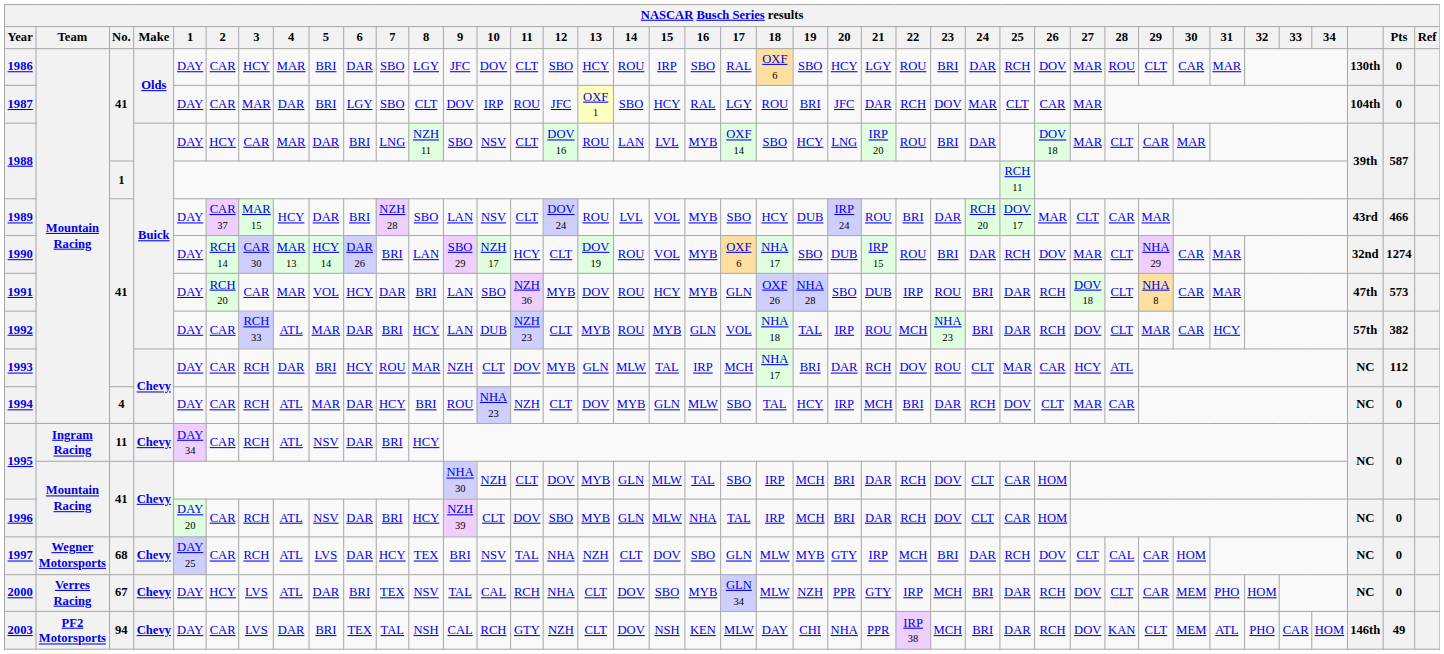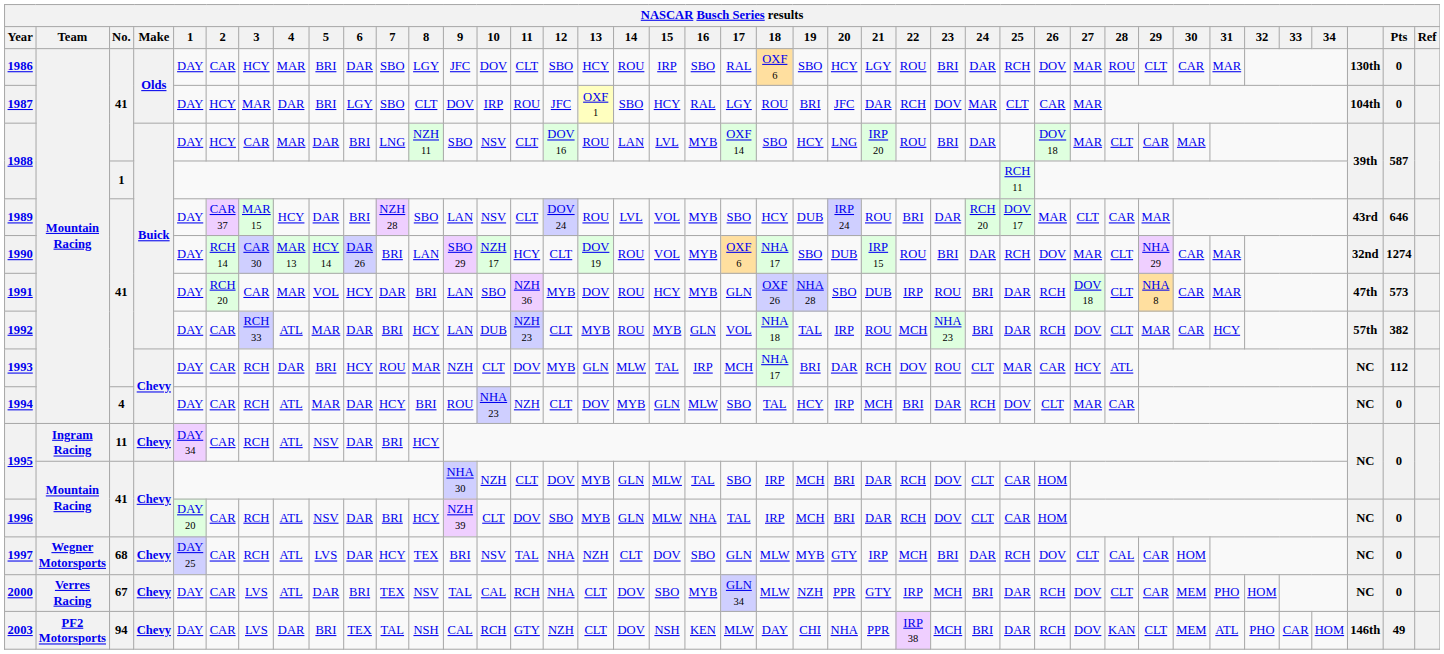(223, 104) CAR -> (223, 104) HCY
(1399, 217) 466 -> (1399, 217) 646
(223, 592) HCY -> (223, 592) CAR
